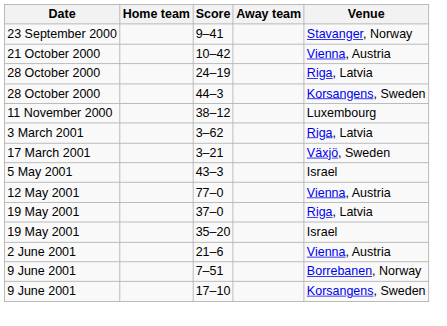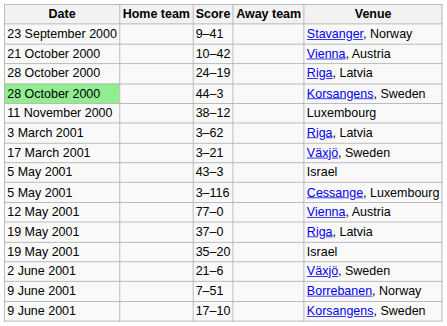(54, 93) no background -> (54, 93) lightgreen background
+ row: (213, 192)
(349, 251) Vienna, Austria -> (349, 271) Växjö, Sweden
